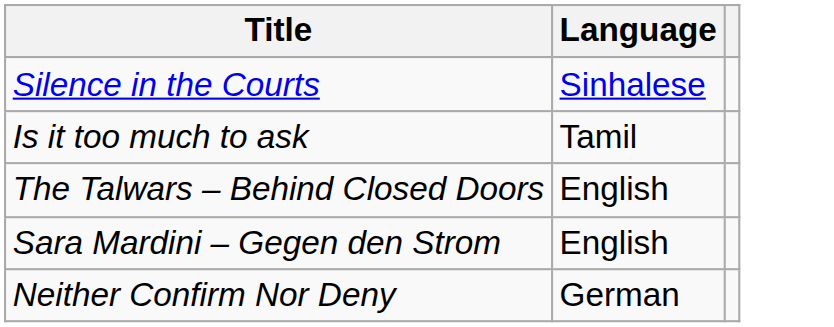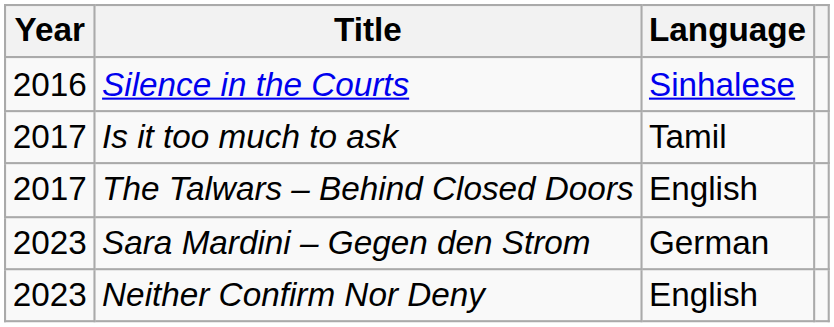+ column: (50, 30)
(614, 242) English -> (709, 242) German
(620, 294) German -> (704, 294) English
